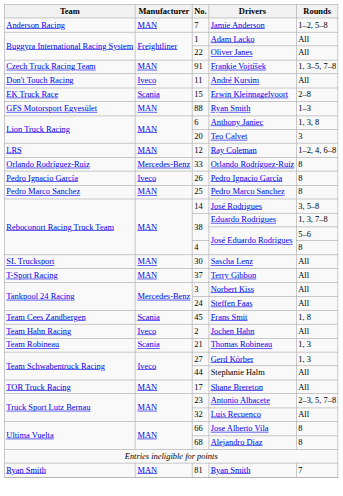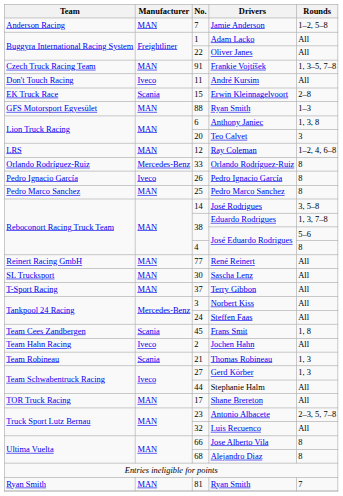+ row: (198, 261)
